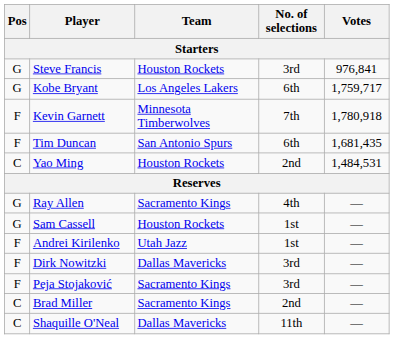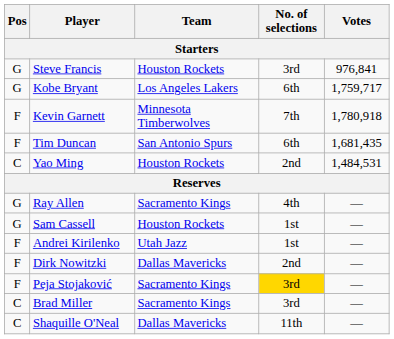(291, 263) 3rd -> (291, 263) 2nd
(291, 283) no background -> (291, 283) gold background
(291, 303) 2nd -> (291, 303) 3rd
